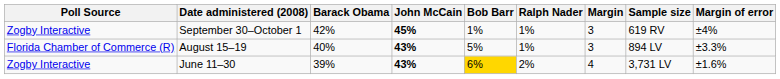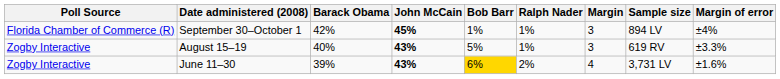(49, 30) Zogby Interactive -> (91, 30) Florida Chamber of Commerce (R)
(646, 30) 619 RV -> (645, 30) 894 LV
(91, 47) Florida Chamber of Commerce (R) -> (49, 47) Zogby Interactive
(645, 47) 894 LV -> (646, 47) 619 RV
